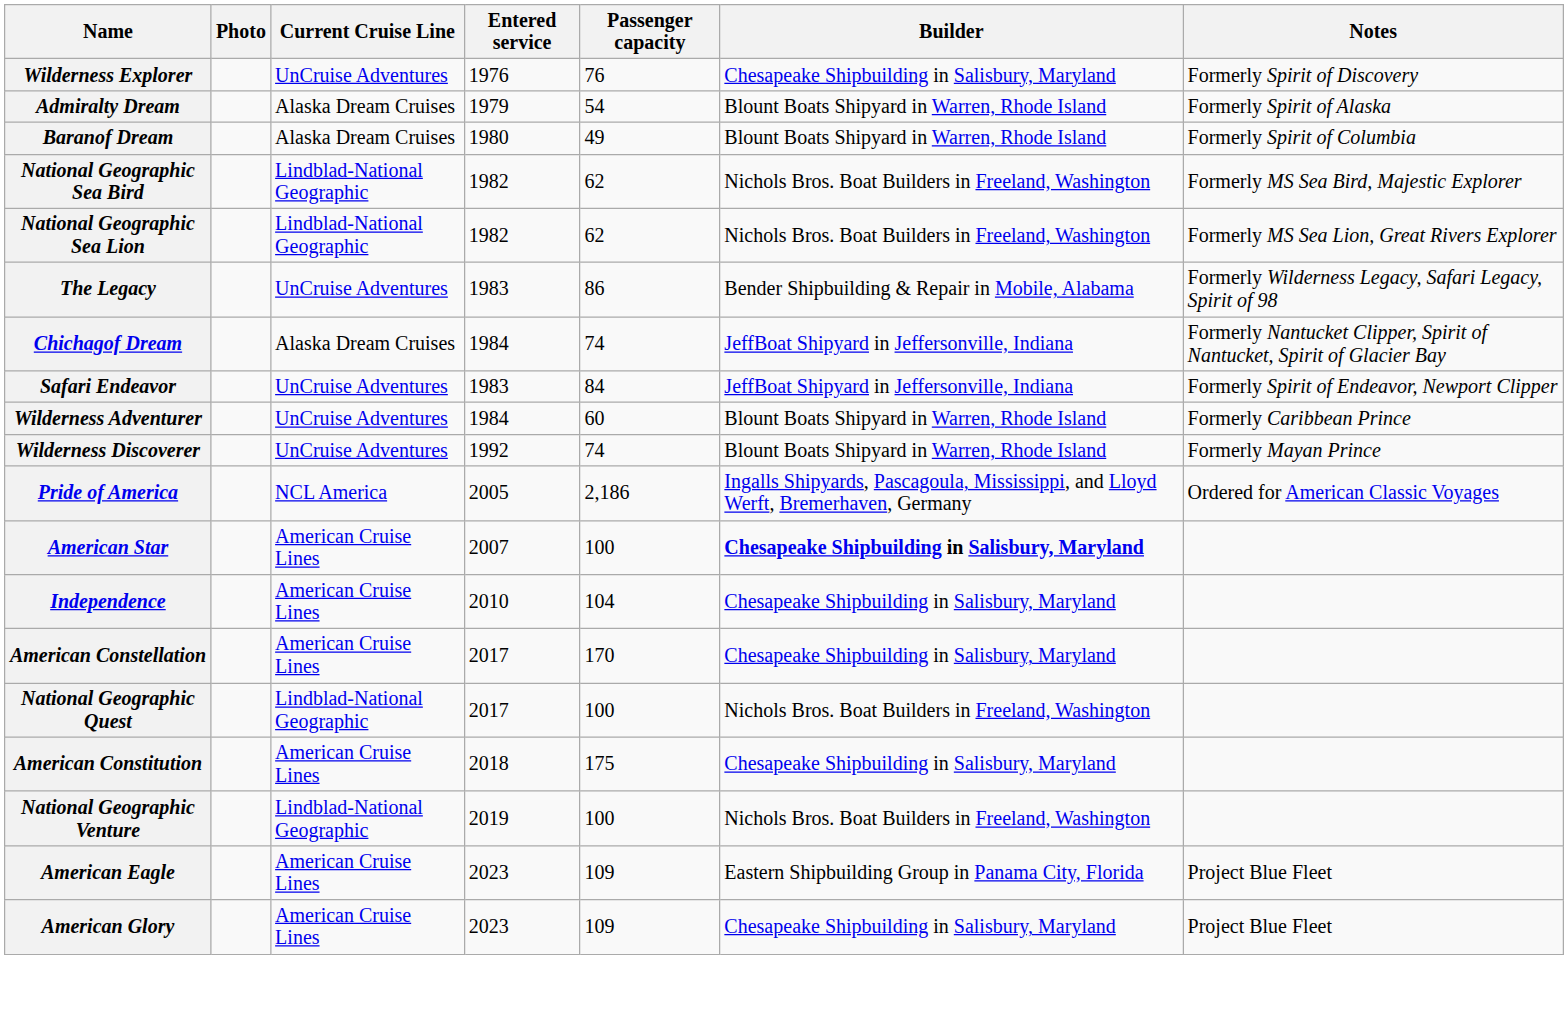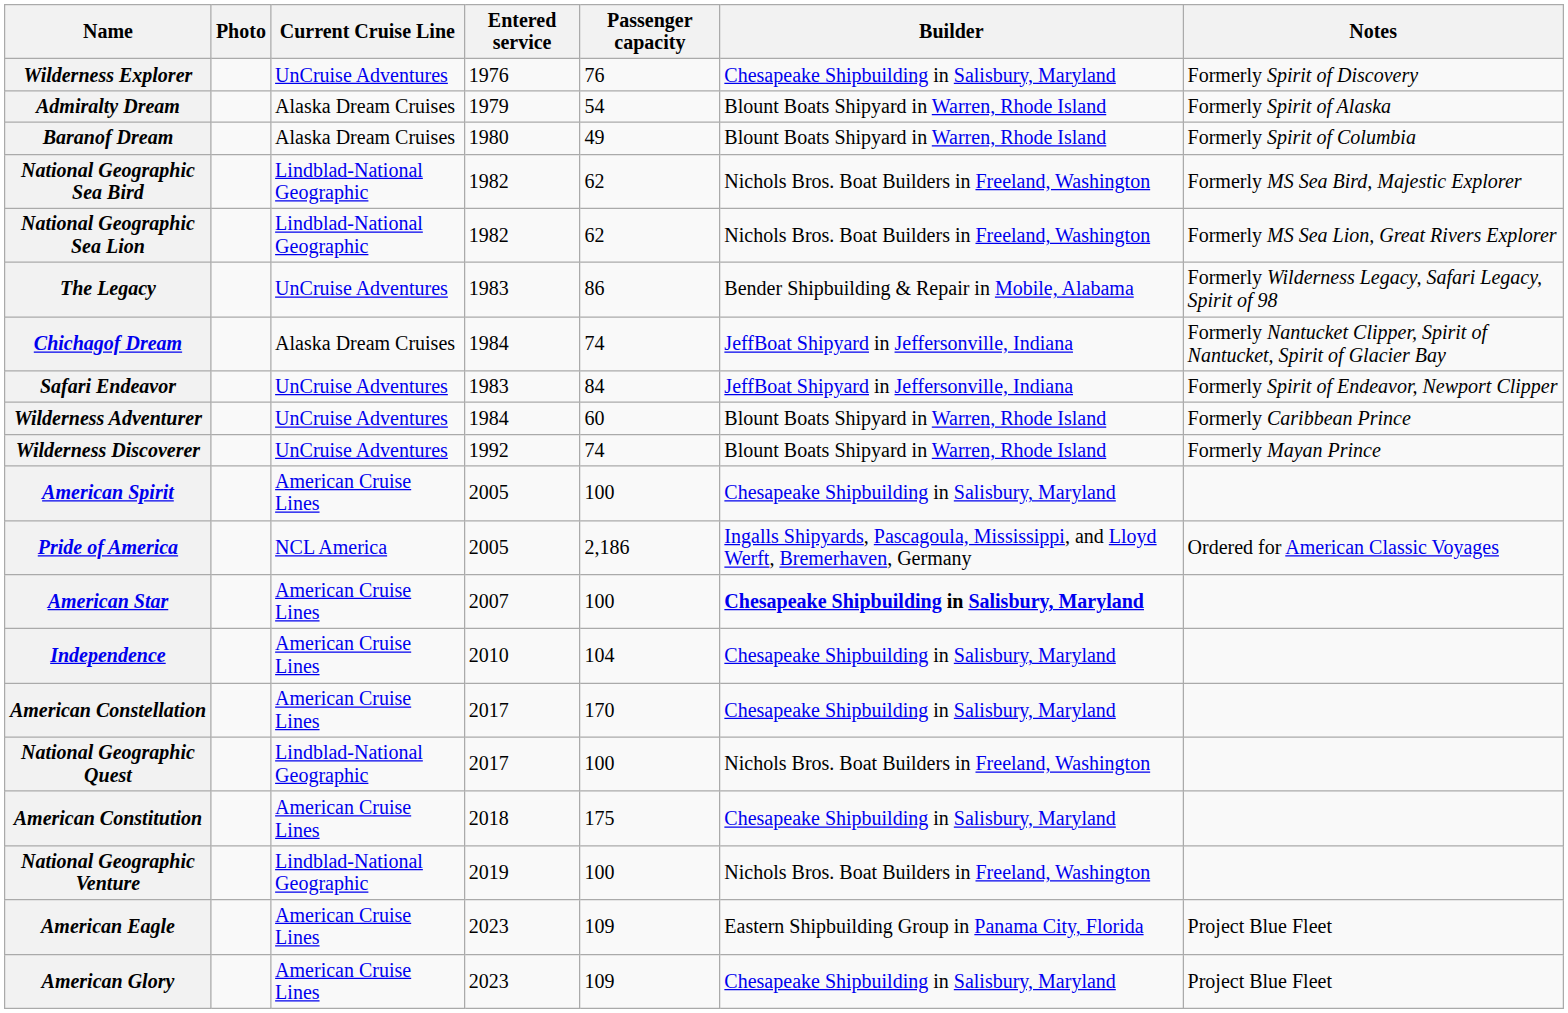+ row: (108, 493)
